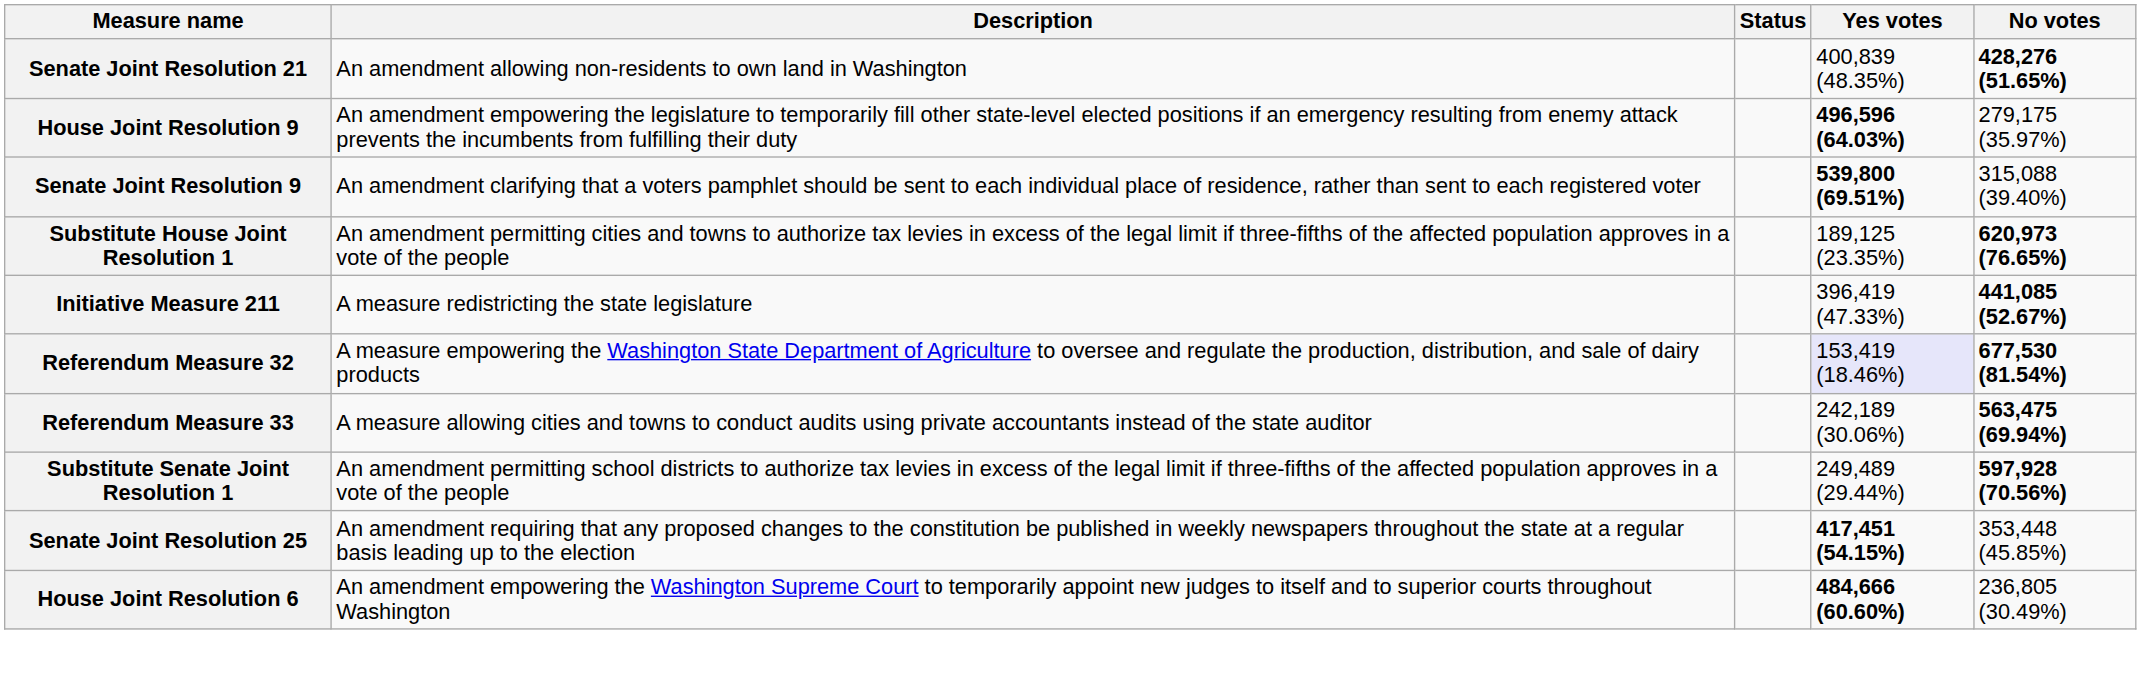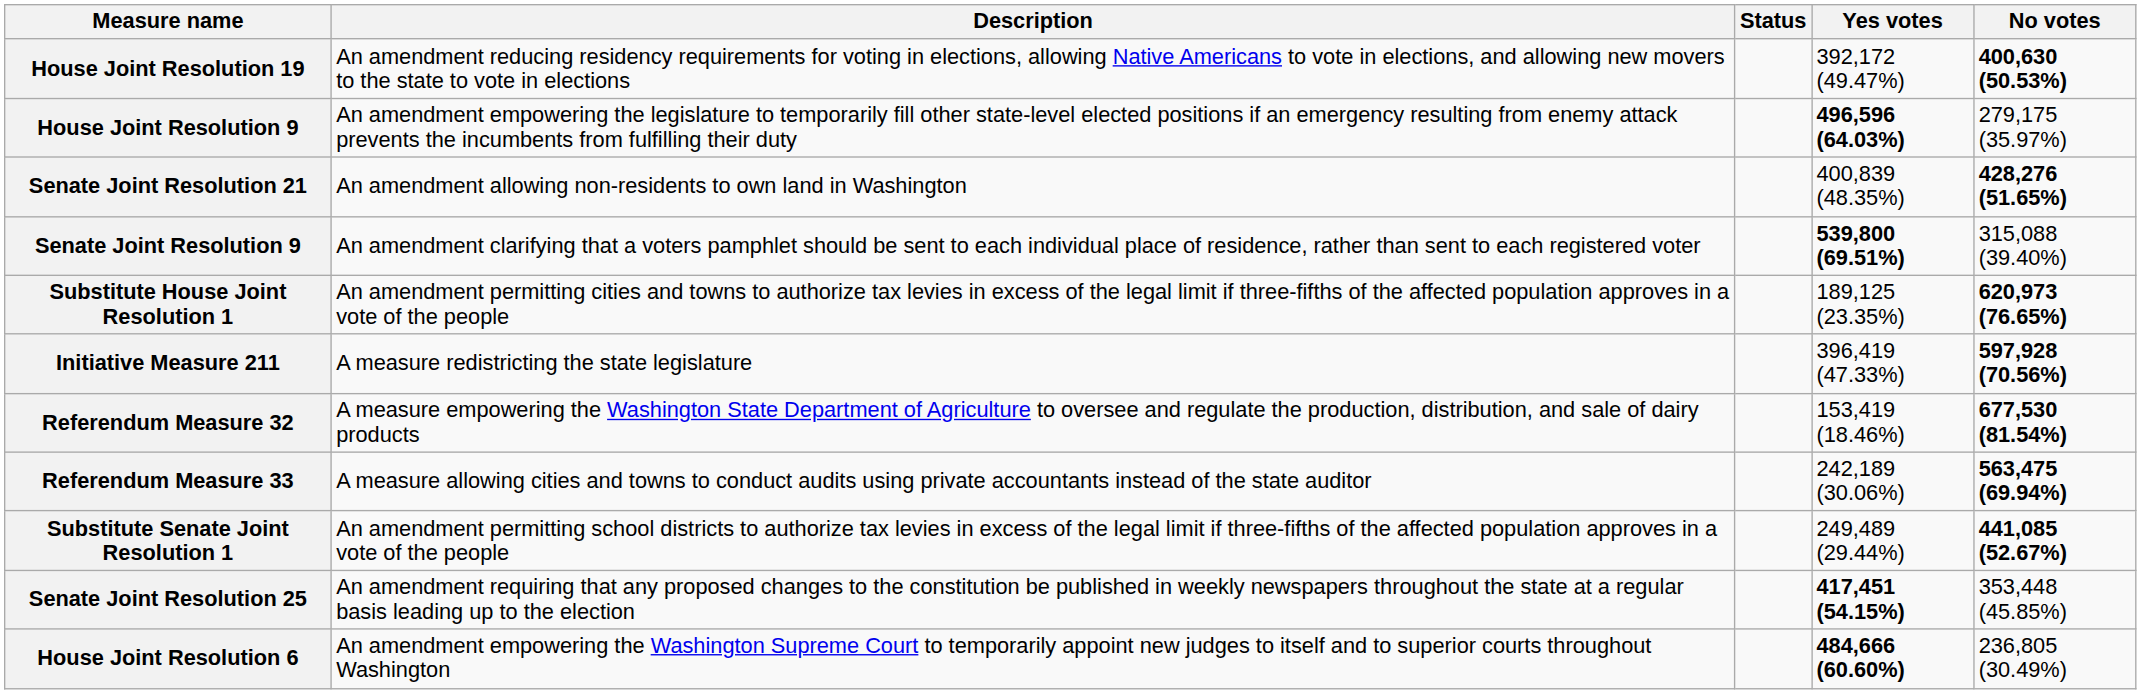+ row: (168, 68)
rows swapped: (168, 127) <-> (168, 68)
(2023, 304) 441,085 (52.67%) -> (2023, 363) 597,928 (70.56%)
(1860, 363) lavender background -> (1861, 422) no background
(2023, 481) 597,928 (70.56%) -> (2023, 540) 441,085 (52.67%)
